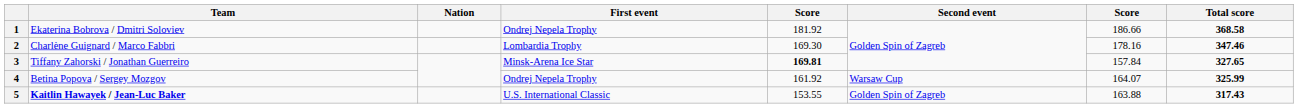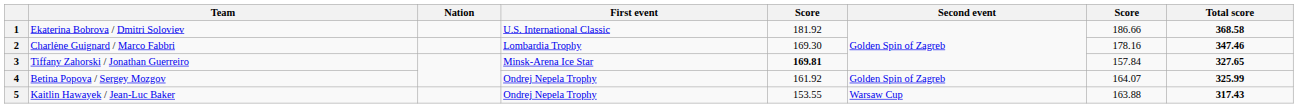(550, 29) Ondrej Nepela Trophy -> (557, 29) U.S. International Classic
(876, 78) Warsaw Cup -> (897, 78) Golden Spin of Zagreb
(108, 95) bold -> (103, 95) normal
(557, 95) U.S. International Classic -> (550, 95) Ondrej Nepela Trophy
(897, 95) Golden Spin of Zagreb -> (876, 95) Warsaw Cup
